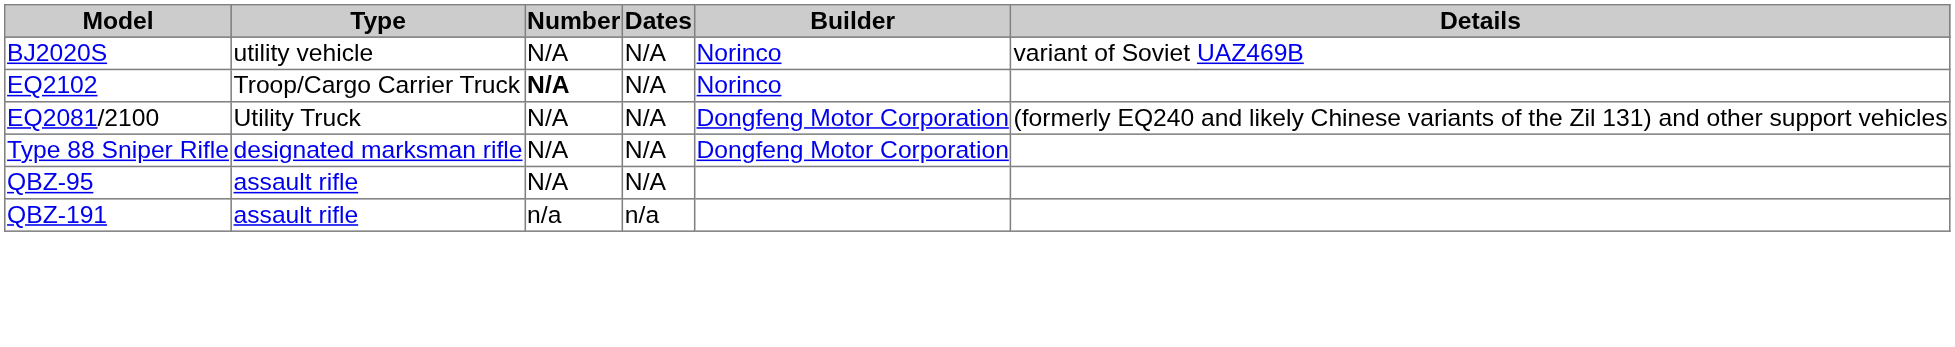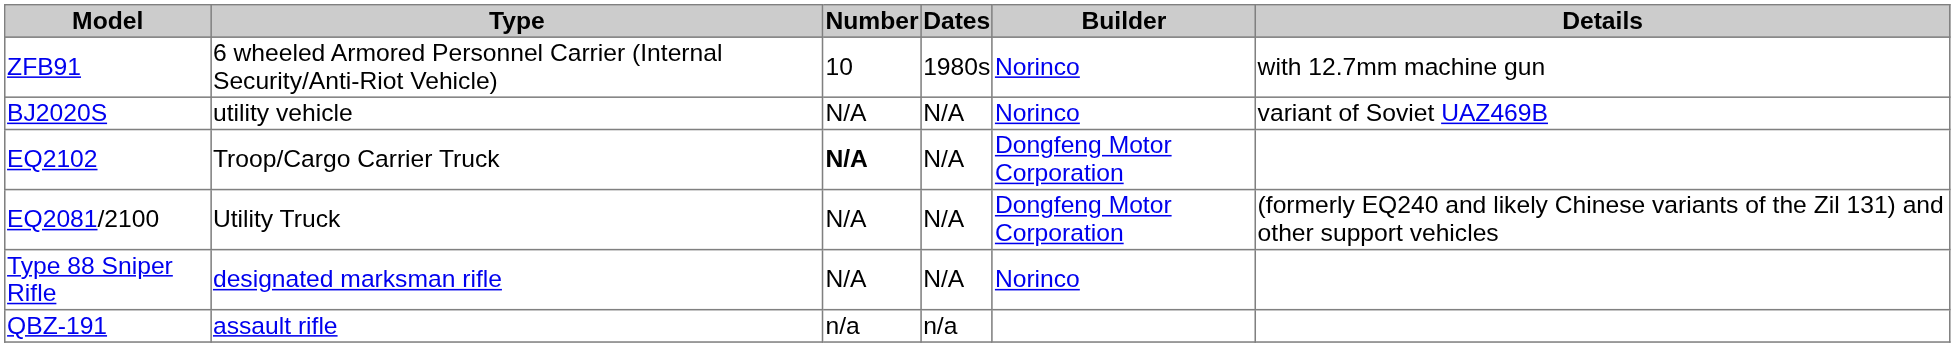+ row: (44, 66)
(739, 85) Norinco -> (1083, 159) Dongfeng Motor Corporation
(853, 150) Dongfeng Motor Corporation -> (1037, 279) Norinco
- row: (50, 182)
